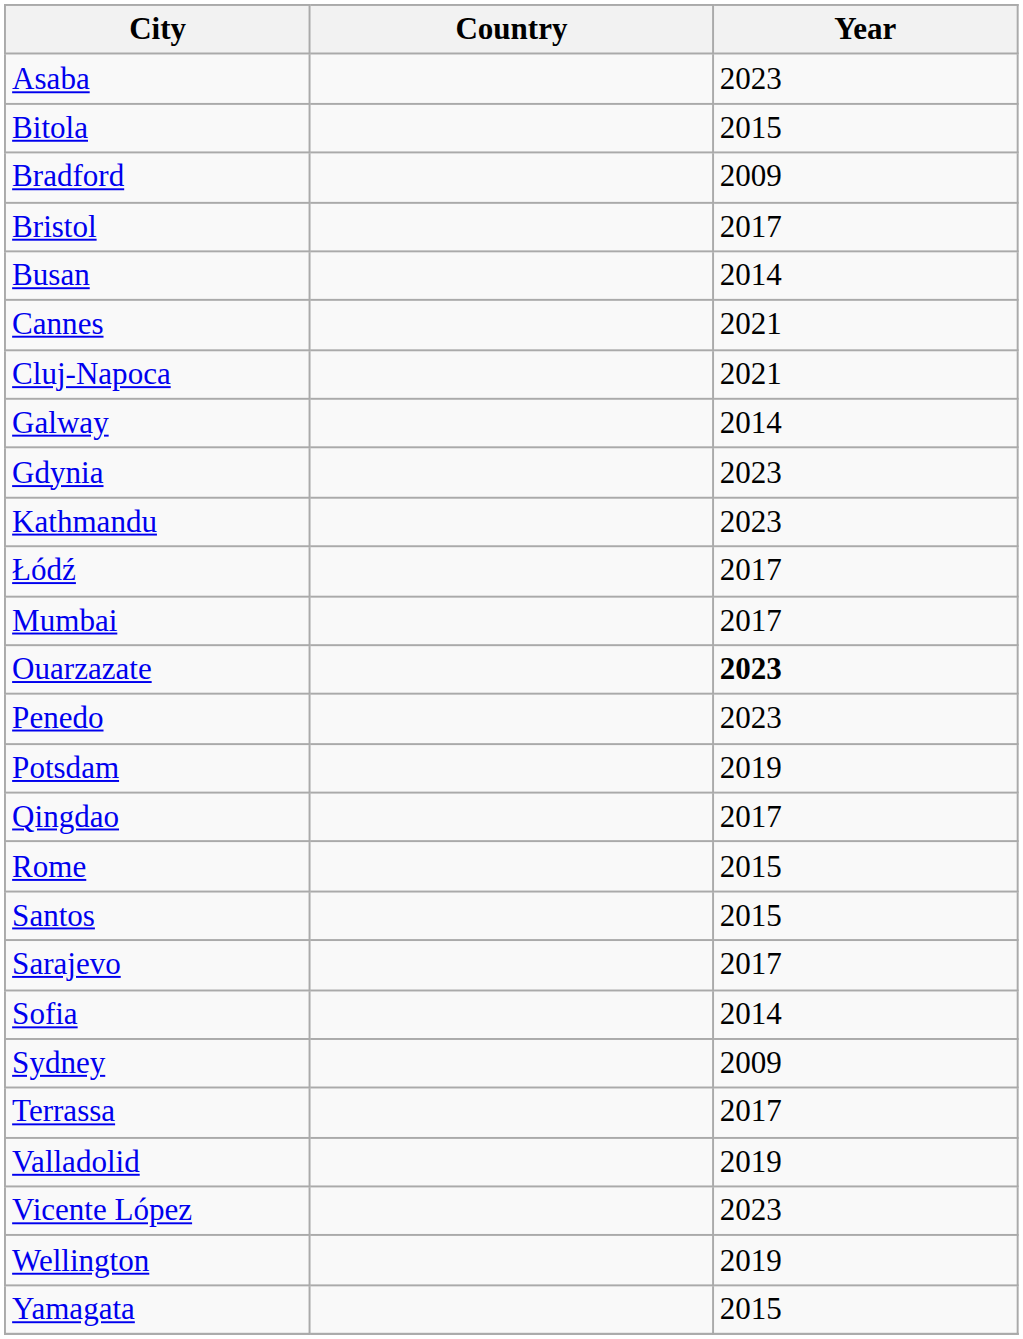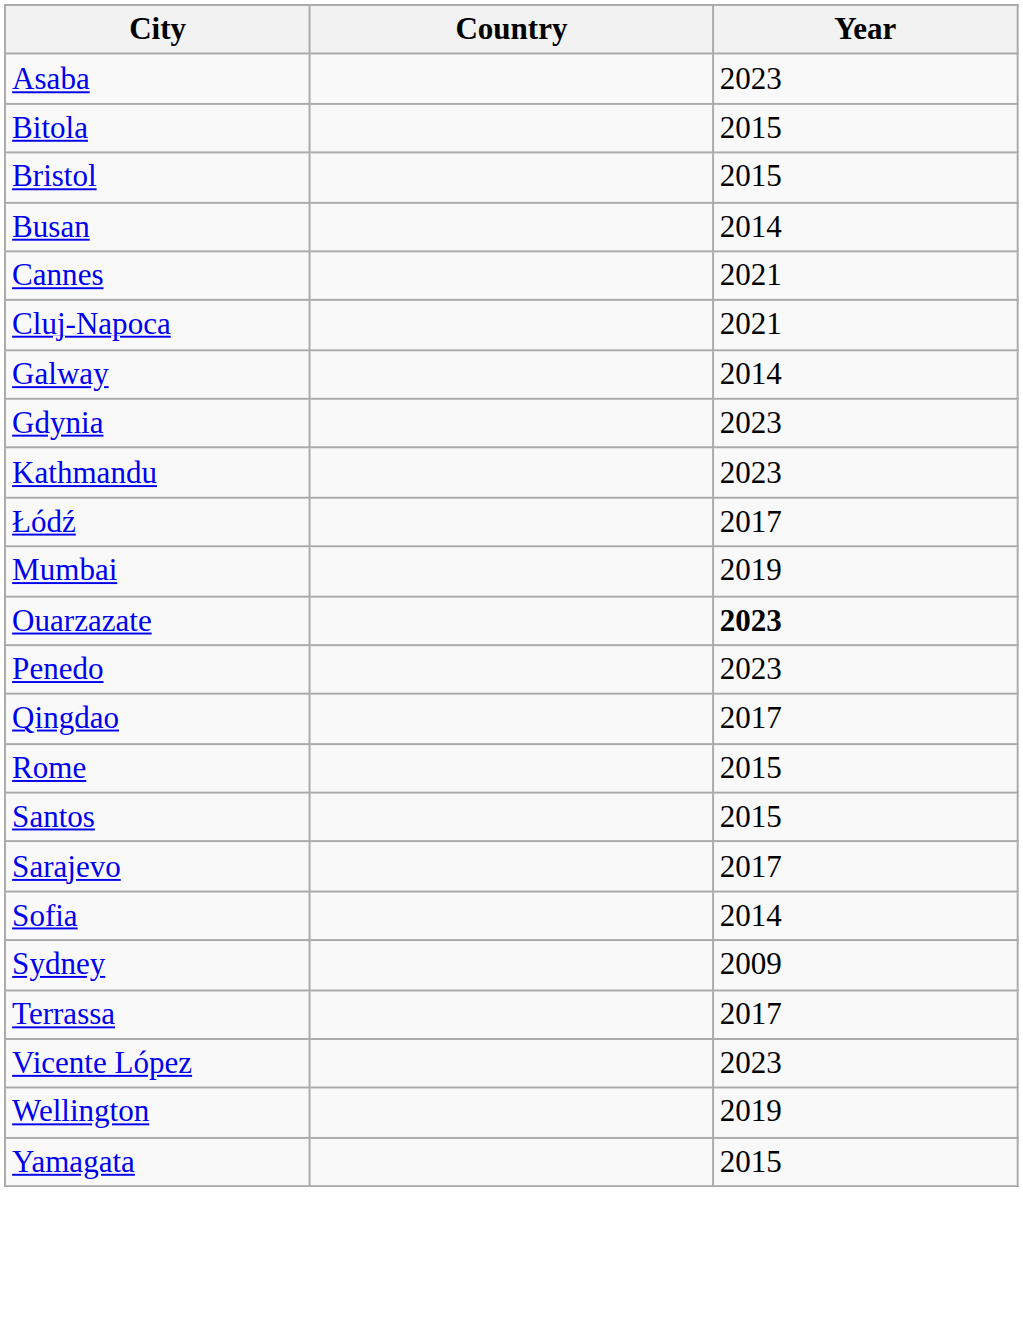- row: (68, 176)
(751, 226) 2017 -> (751, 176) 2015
(751, 619) 2017 -> (751, 570) 2019
- row: (66, 767)
- row: (76, 1161)
